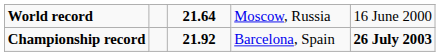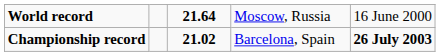(199, 39) 21.92 -> (199, 39) 21.02
